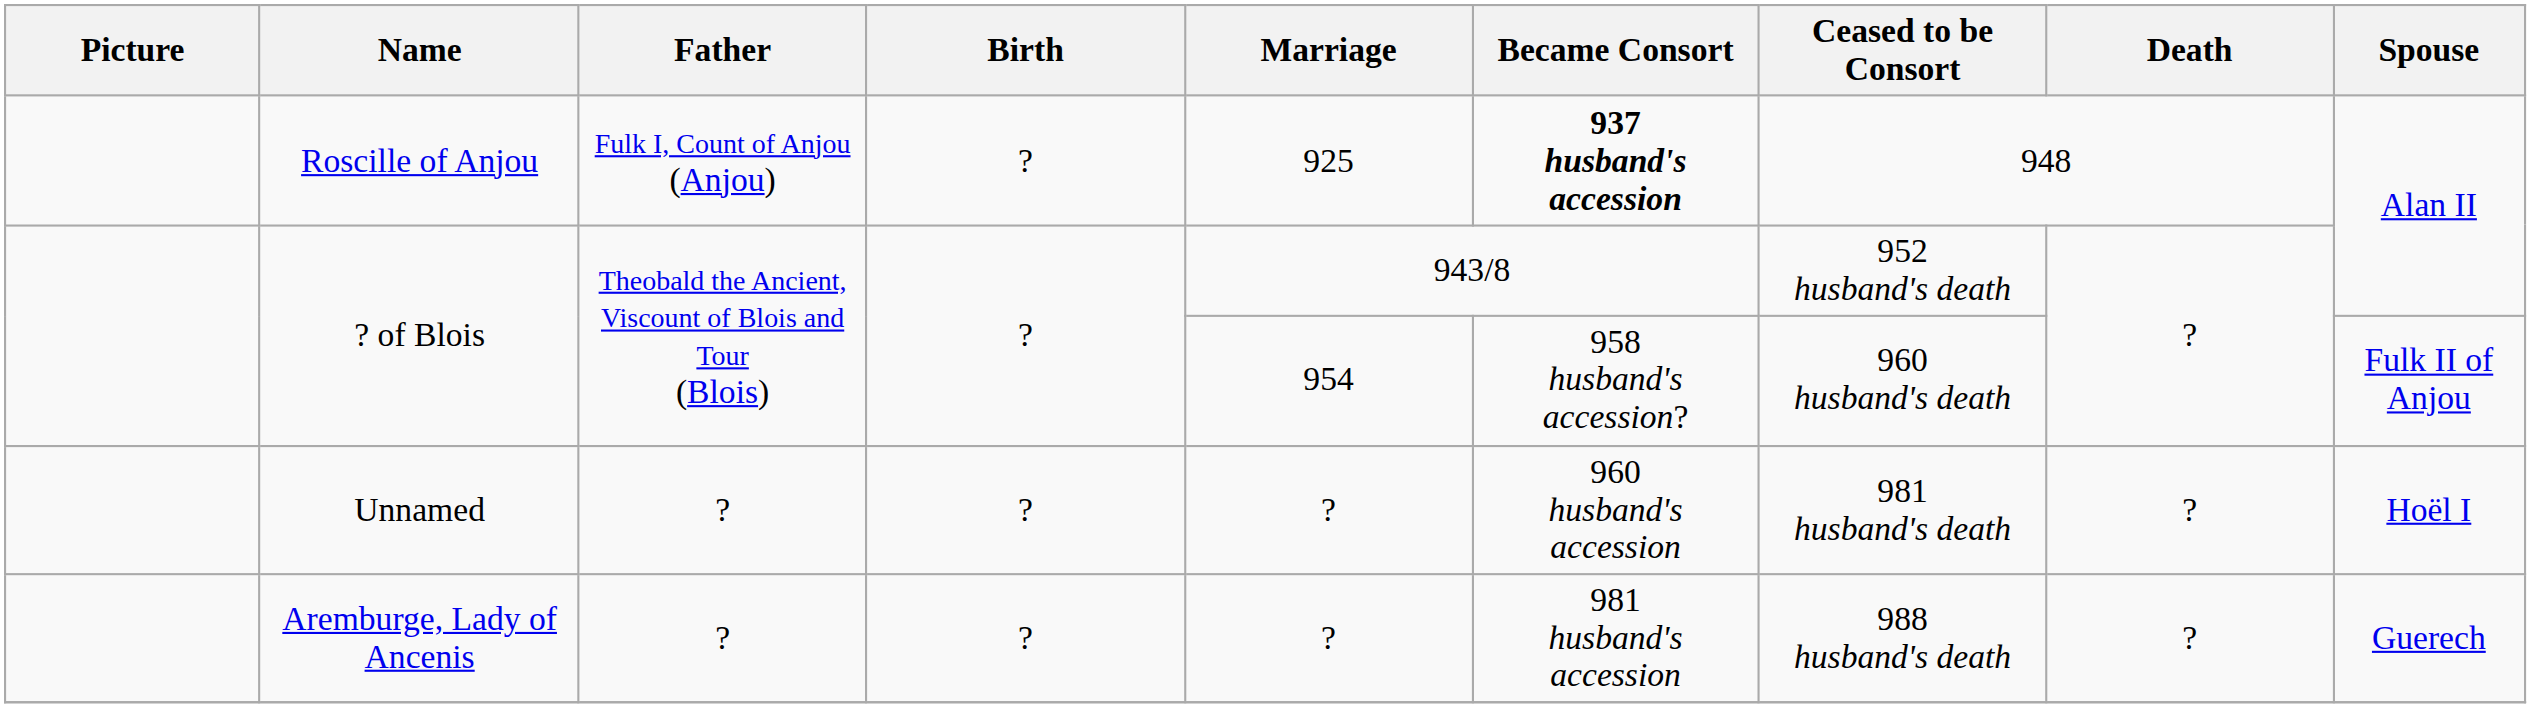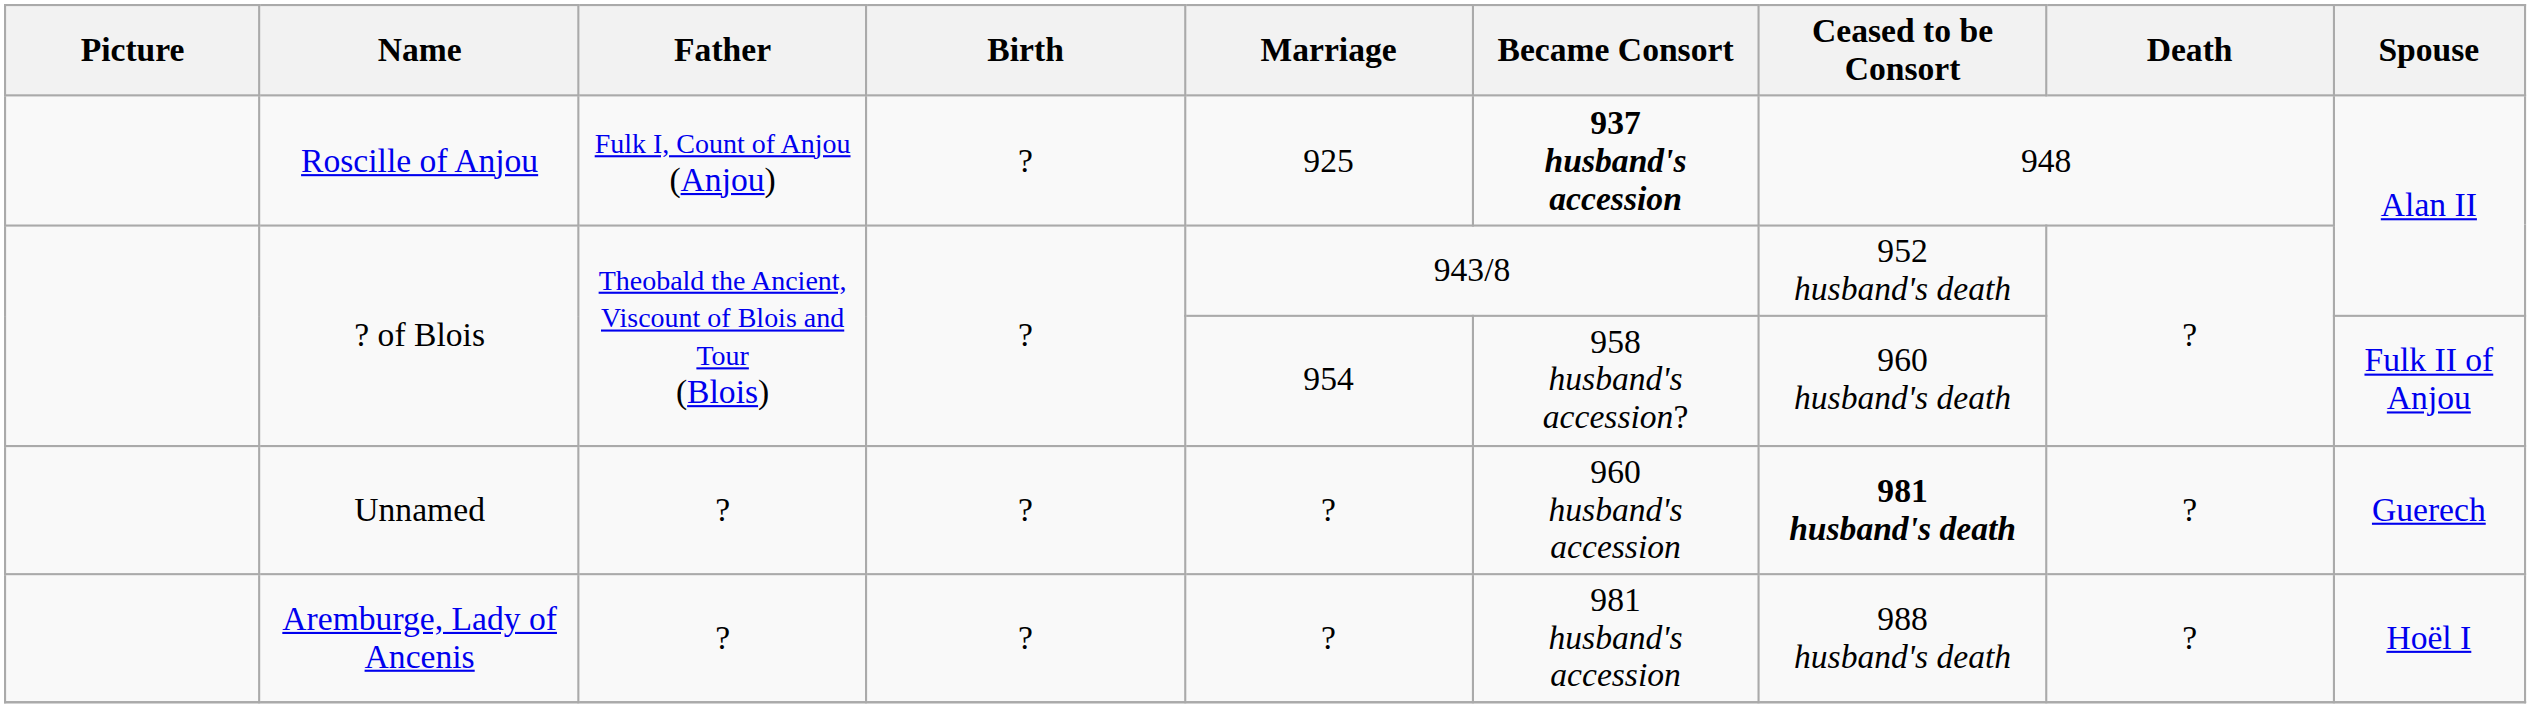(1903, 508) normal -> (1903, 508) bold
(2429, 508) Hoël I -> (2429, 508) Guerech
(2429, 637) Guerech -> (2429, 637) Hoël I
